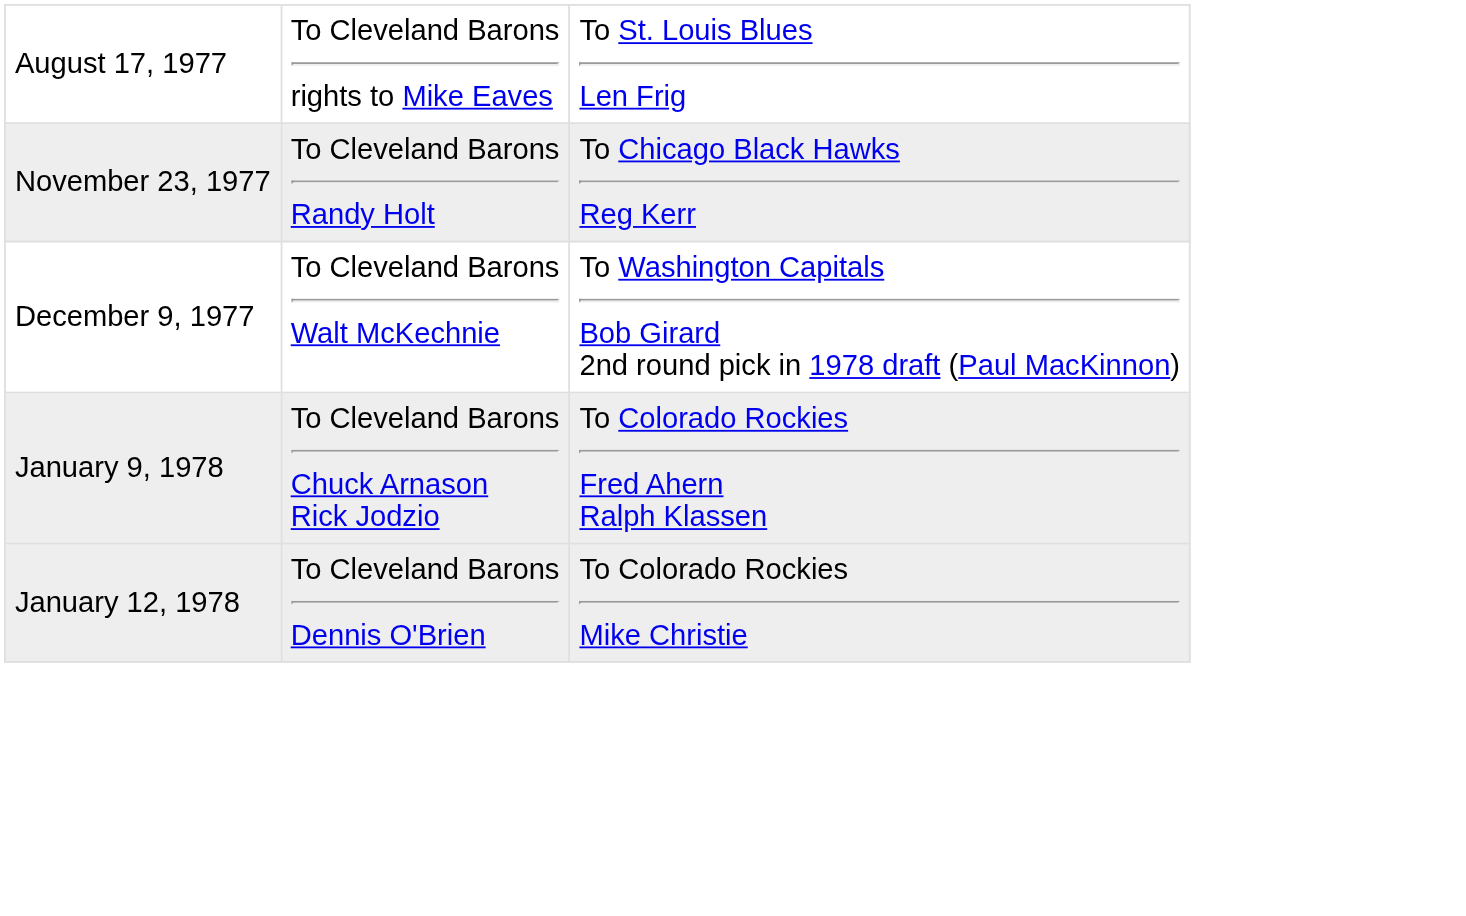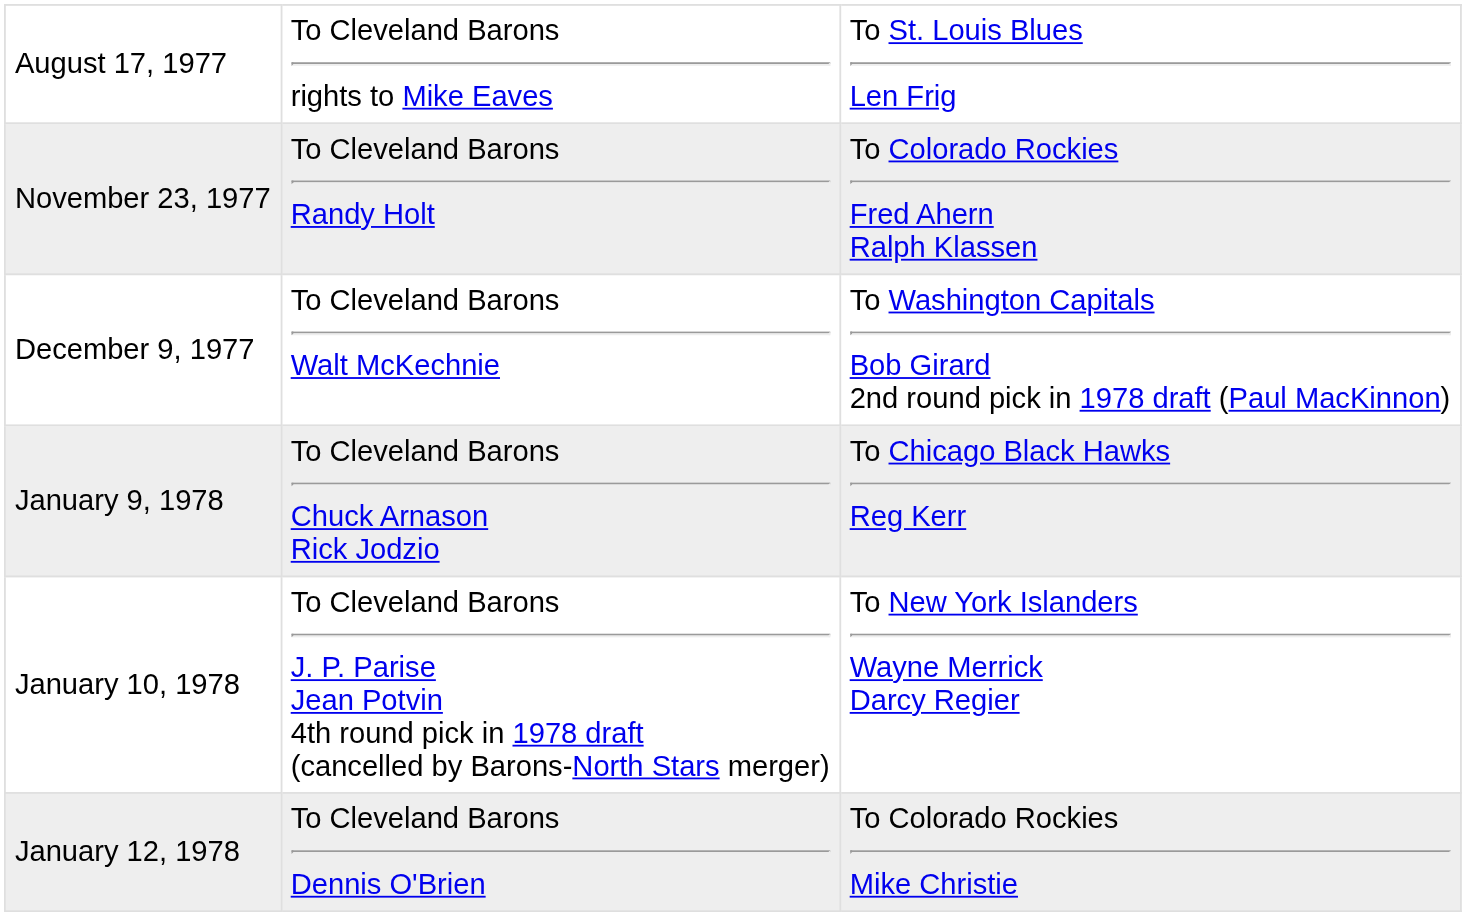(880, 181) To Chicago Black Hawks Reg Kerr -> (1150, 198) To Colorado Rockies Fred Ahern Ralph Klassen
(880, 467) To Colorado Rockies Fred Ahern Ralph Klassen -> (1150, 484) To Chicago Black Hawks Reg Kerr
+ row: (127, 684)
